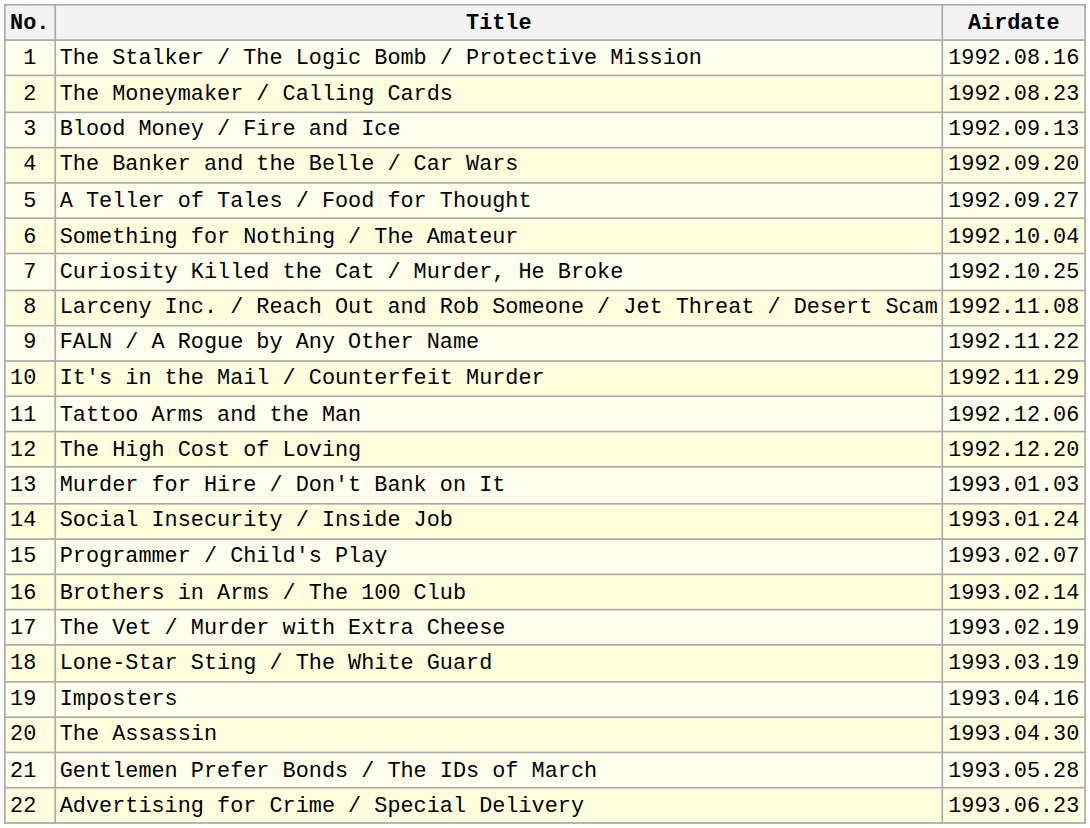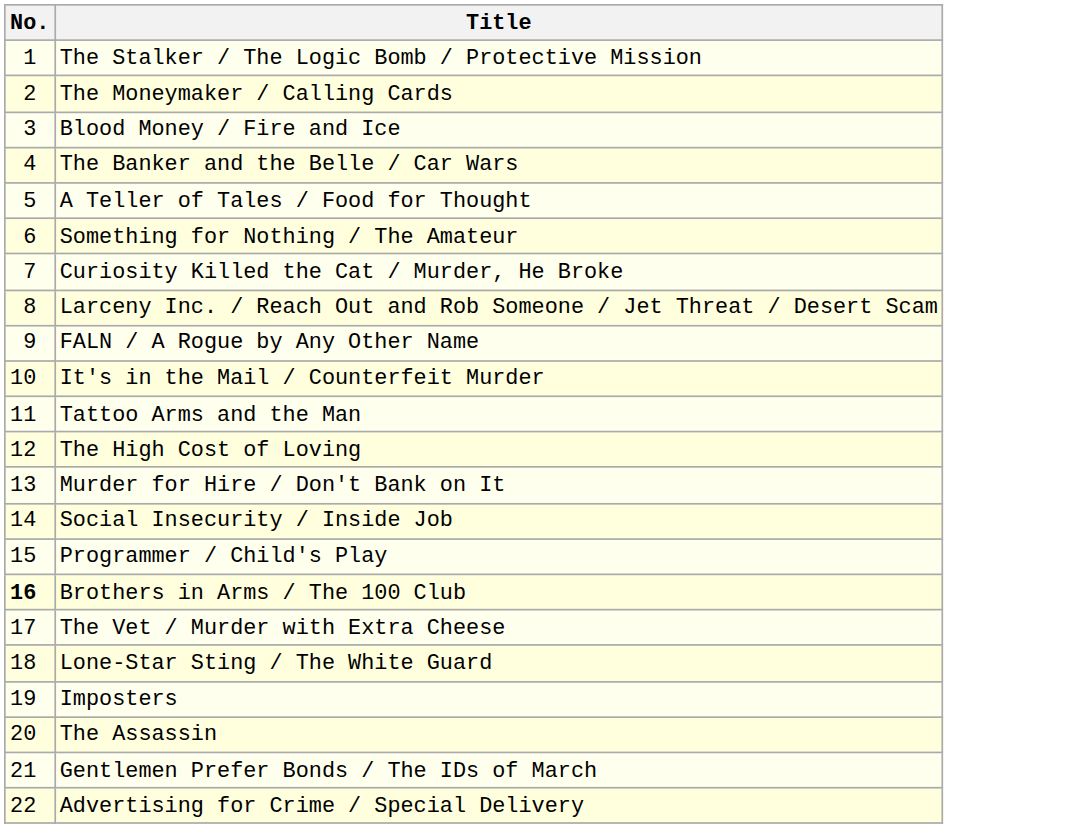- column: (1014, 23)
(23, 592) normal -> (23, 592) bold
